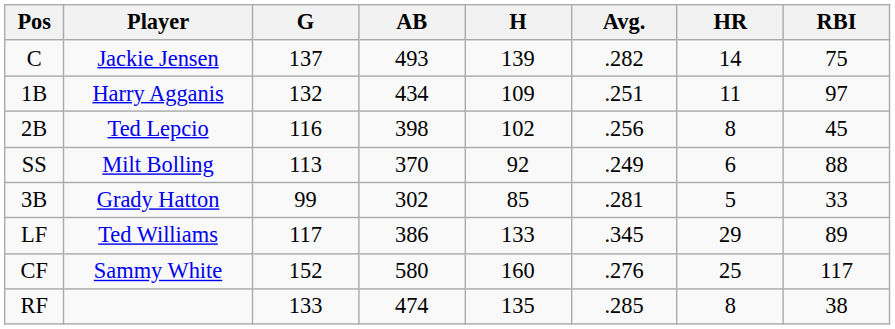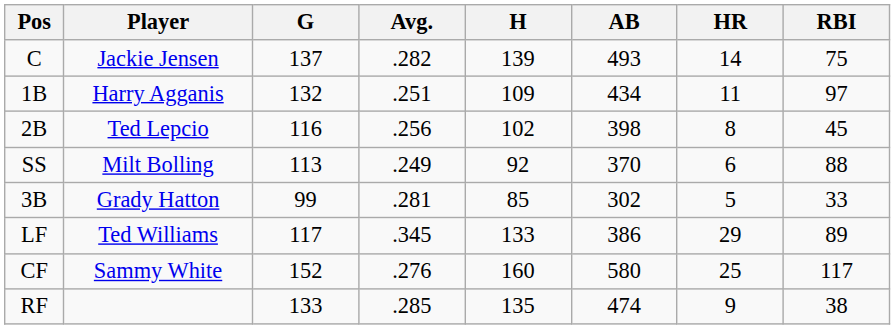columns swapped: (412, 22) <-> (624, 22)
(730, 306) 8 -> (730, 306) 9
